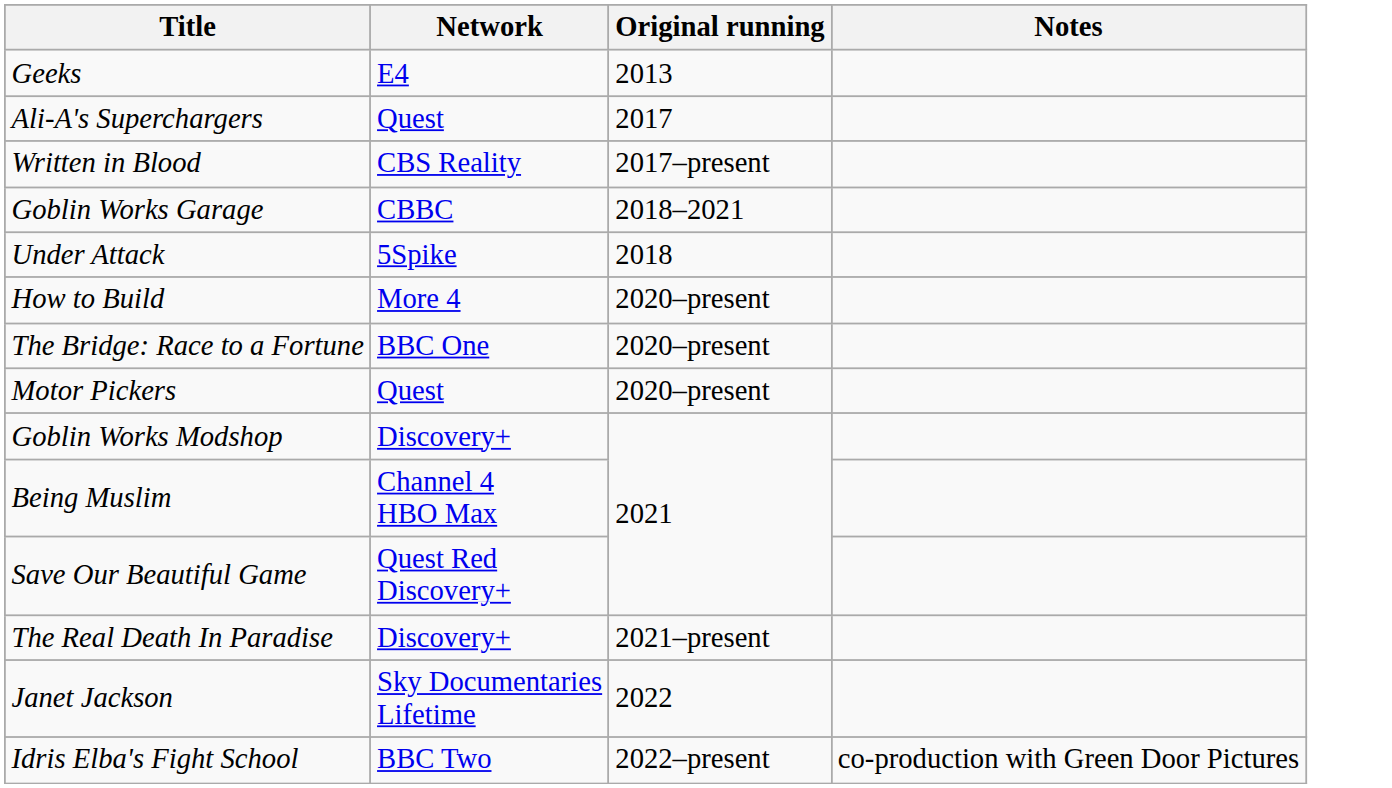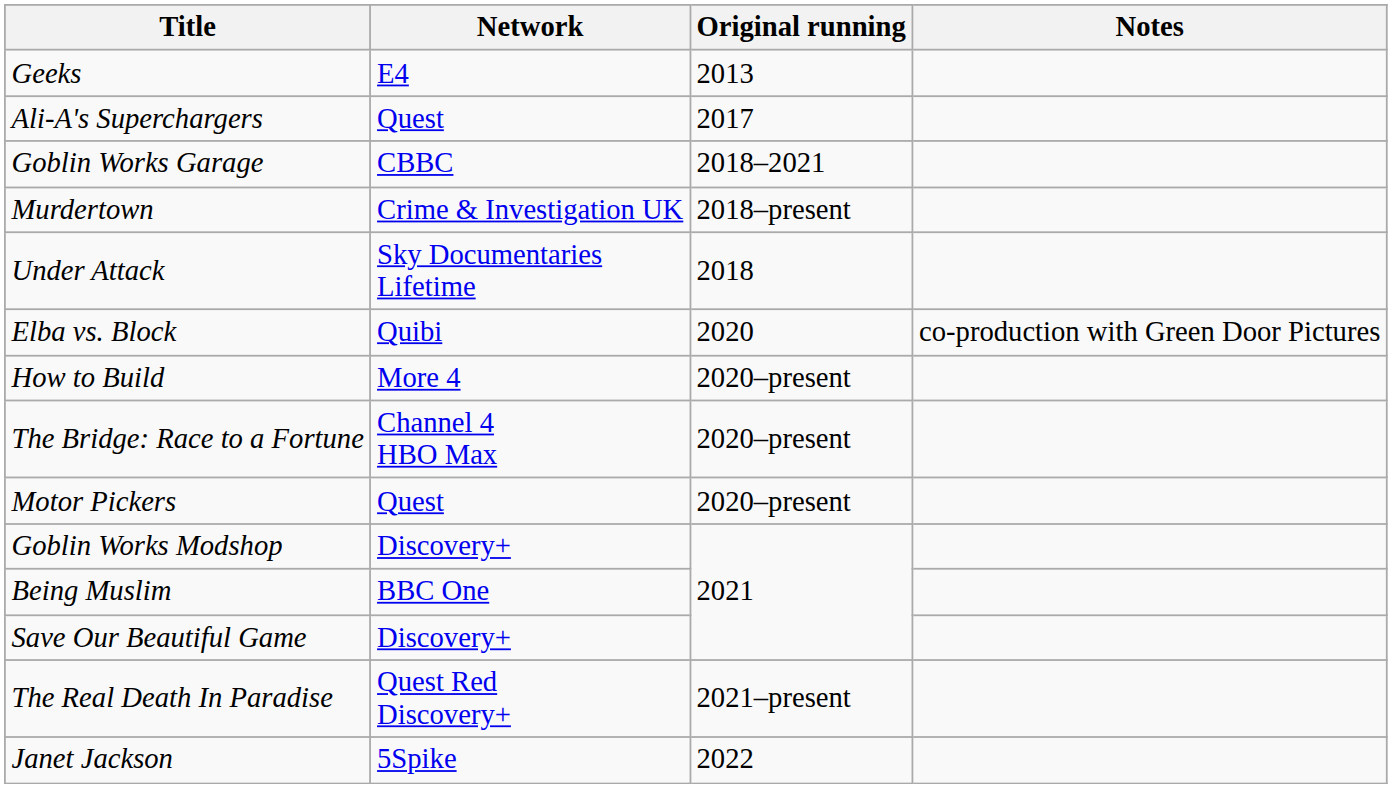- row: (106, 163)
+ row: (83, 208)
(417, 254) 5Spike -> (490, 270) Sky Documentaries Lifetime
+ row: (94, 331)
(433, 345) BBC One -> (437, 438) Channel 4 HBO Max
(437, 497) Channel 4 HBO Max -> (433, 591) BBC One
(444, 575) Quest Red Discovery+ -> (444, 636) Discovery+
(444, 636) Discovery+ -> (444, 698) Quest Red Discovery+
(490, 698) Sky Documentaries Lifetime -> (417, 759) 5Spike
- row: (155, 759)
